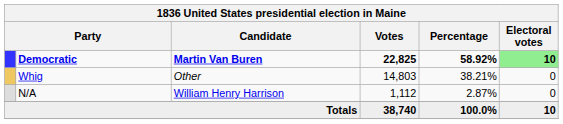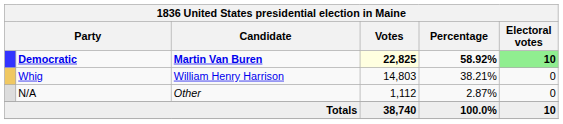(400, 59) no background -> (400, 59) lightyellow background
(187, 76) Other -> (229, 76) William Henry Harrison
(229, 93) William Henry Harrison -> (187, 93) Other
